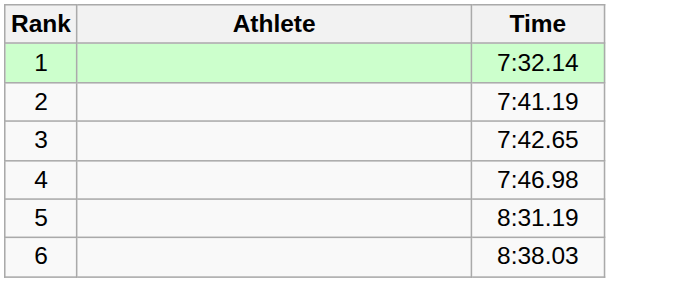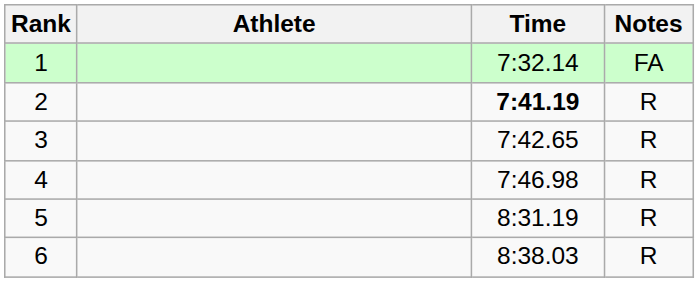+ column: (649, 23)
(538, 101) normal -> (538, 101) bold
